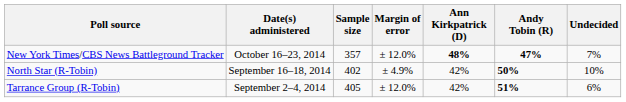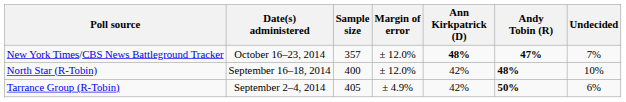(353, 71) 402 -> (353, 71) 400
(398, 71) ± 4.9% -> (398, 71) ± 12.0%
(508, 71) 50% -> (508, 71) 48%
(398, 88) ± 12.0% -> (398, 88) ± 4.9%
(508, 88) 51% -> (508, 88) 50%
